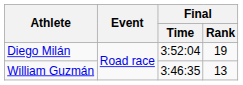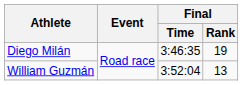(180, 52) 3:52:04 -> (180, 52) 3:46:35
(180, 71) 3:46:35 -> (180, 71) 3:52:04
